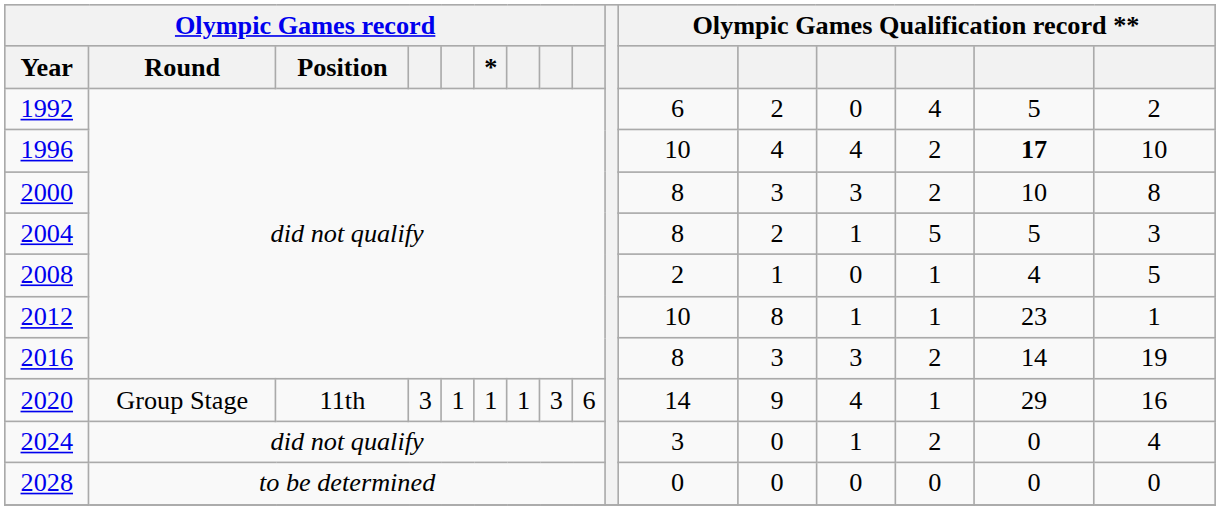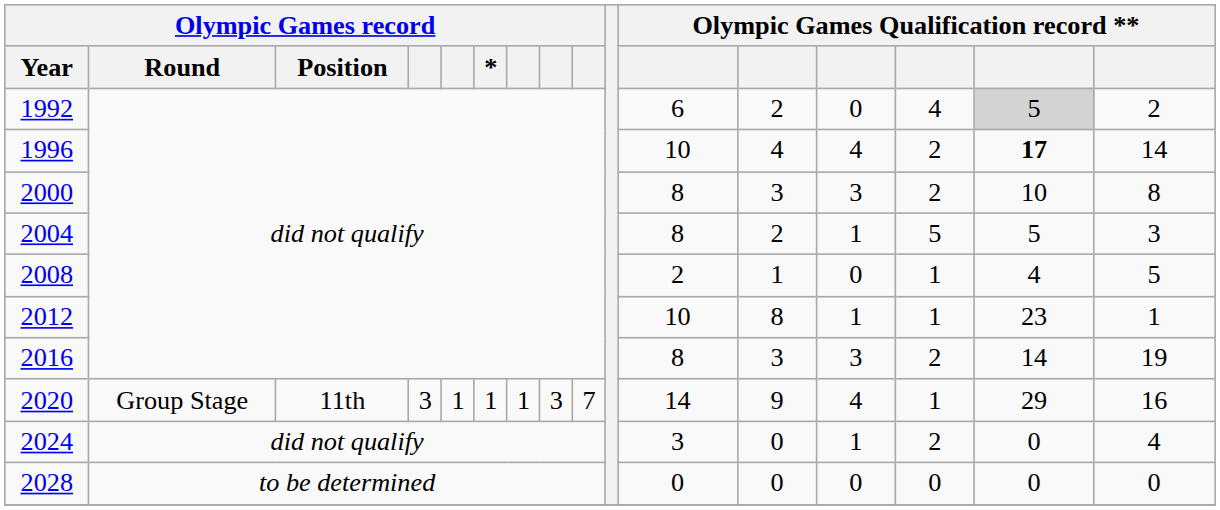(1034, 108) no background -> (1034, 108) lightgrey background
(1154, 150) 10 -> (1154, 150) 14
(589, 399) 6 -> (589, 399) 7
